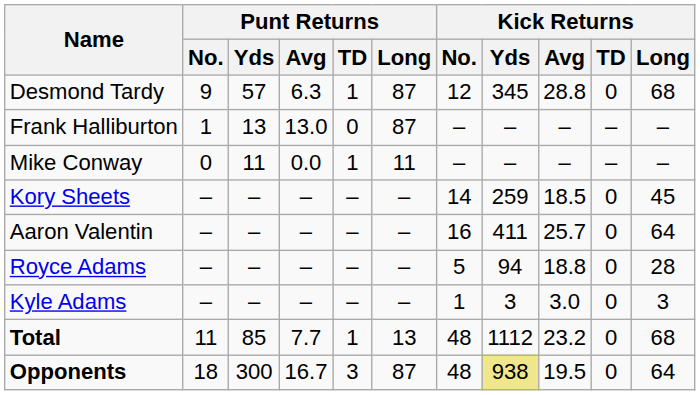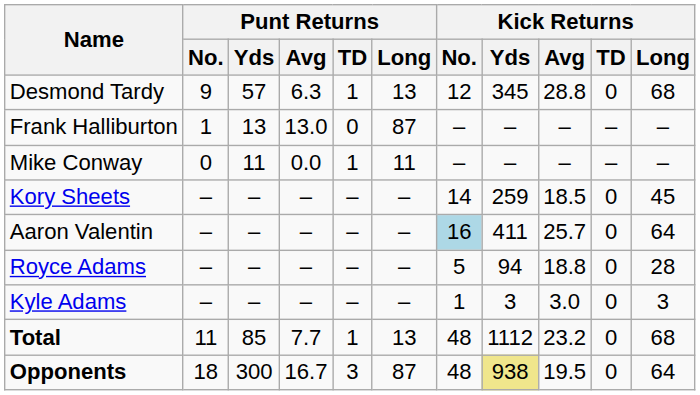(404, 92) 87 -> (404, 92) 13
(459, 232) no background -> (459, 232) lightblue background
